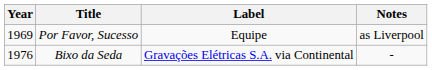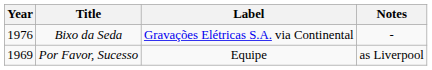rows swapped: (88, 34) <-> (88, 55)
